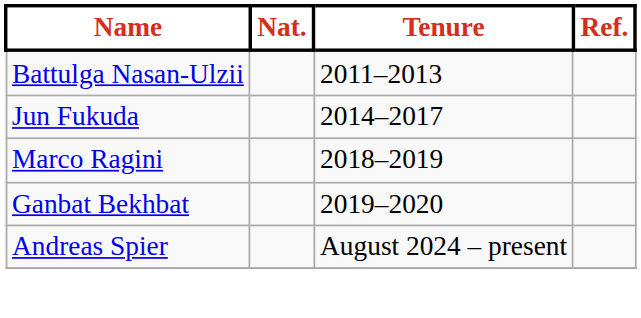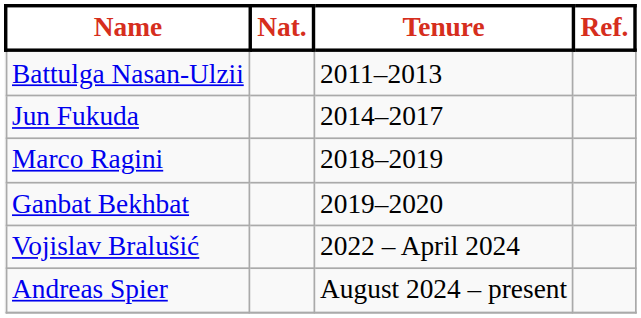+ row: (106, 246)
